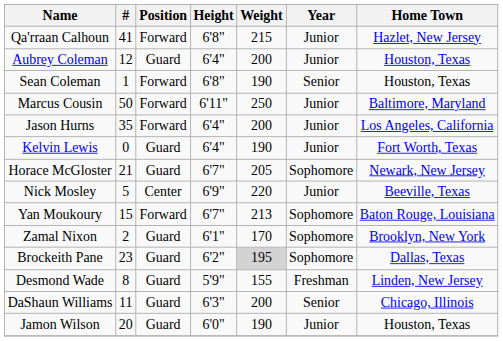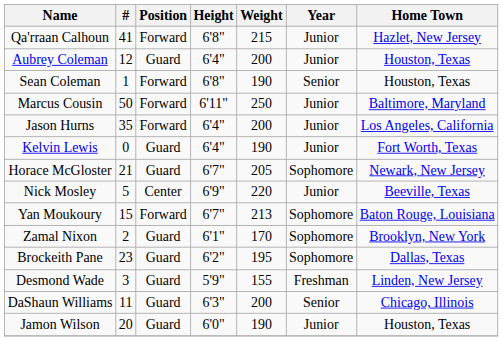(261, 258) lightgrey background -> (261, 258) no background
(126, 280) 8 -> (126, 280) 3
